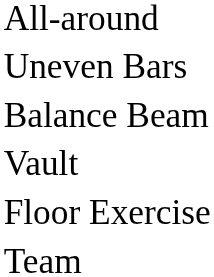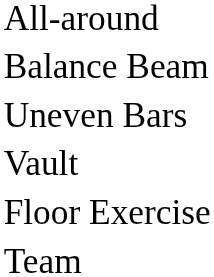rows swapped: (95, 66) <-> (106, 115)
